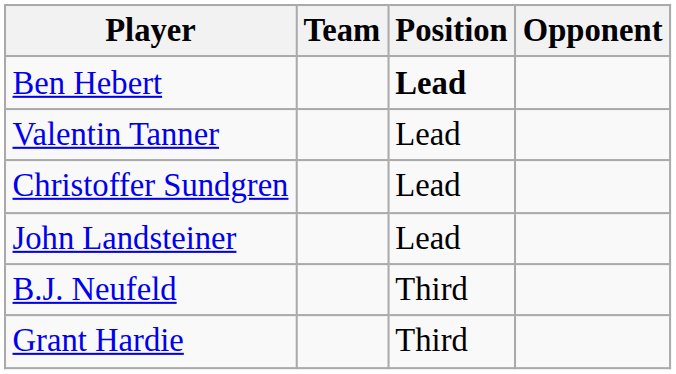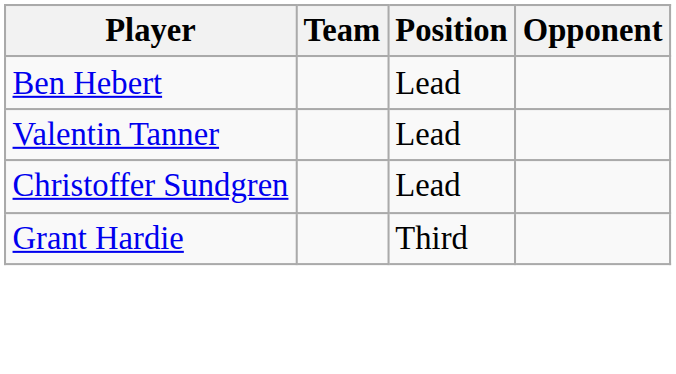(431, 82) bold -> (428, 82) normal
- row: (124, 237)
- row: (95, 289)
